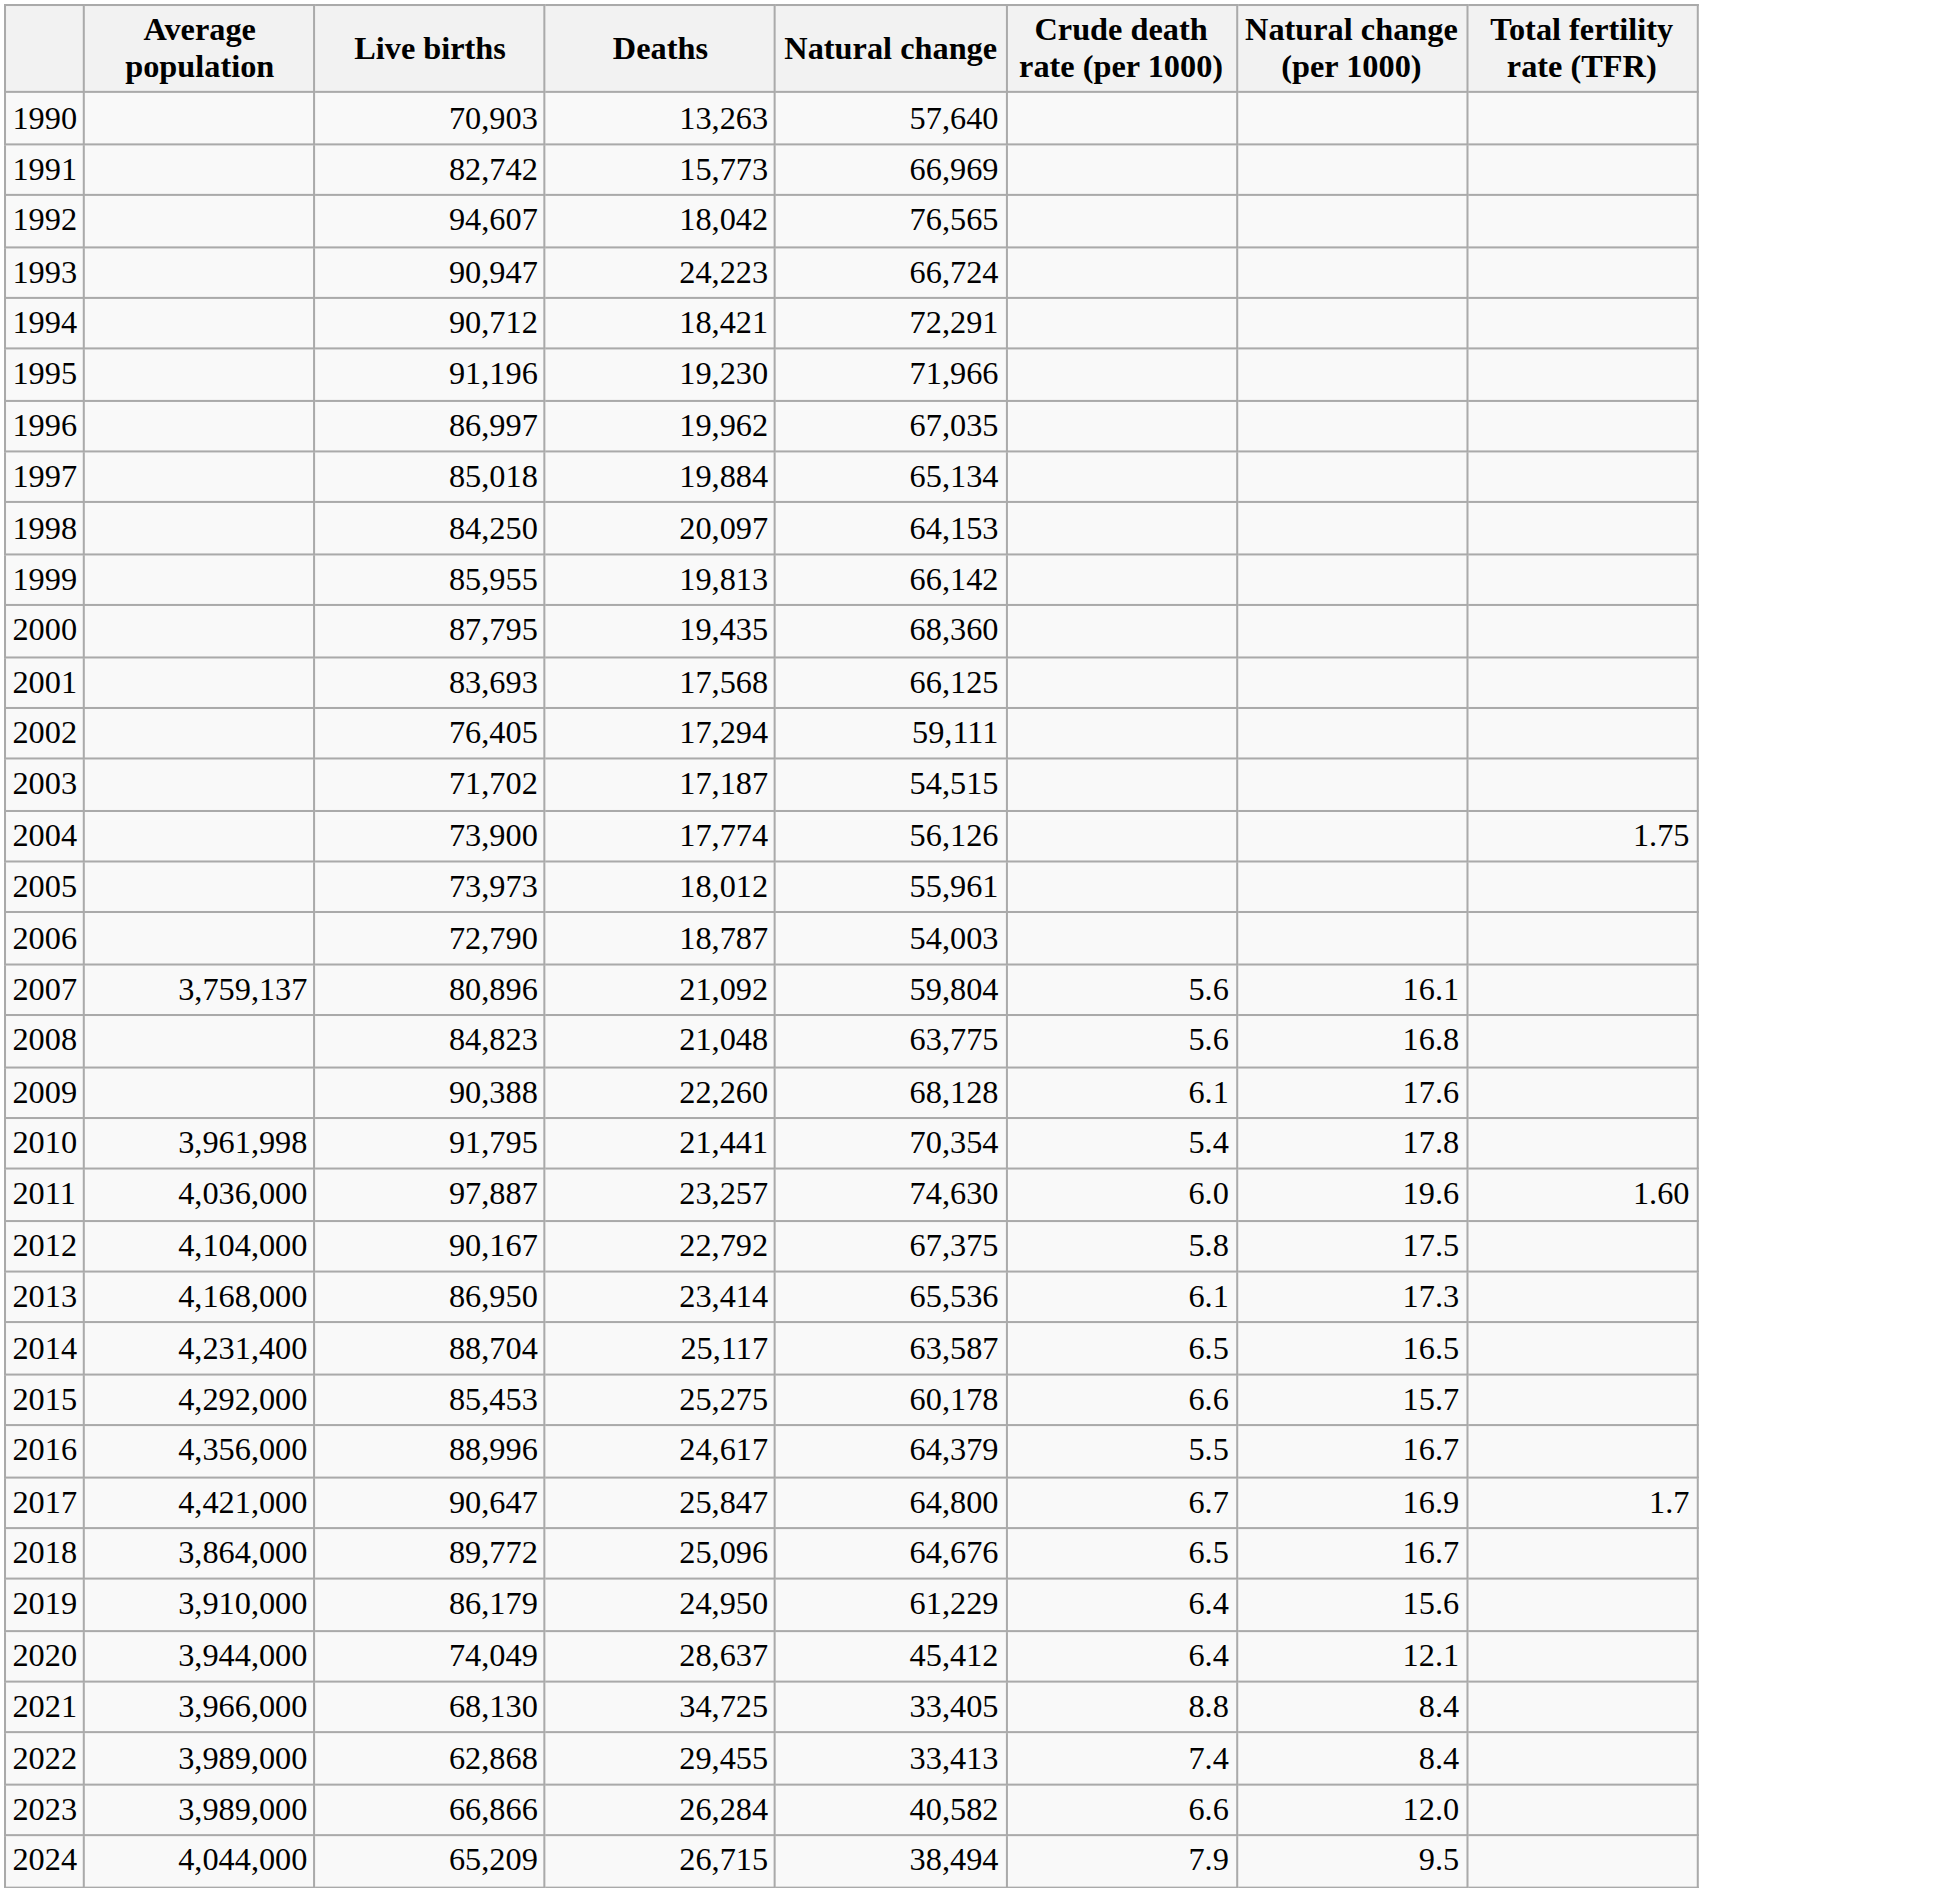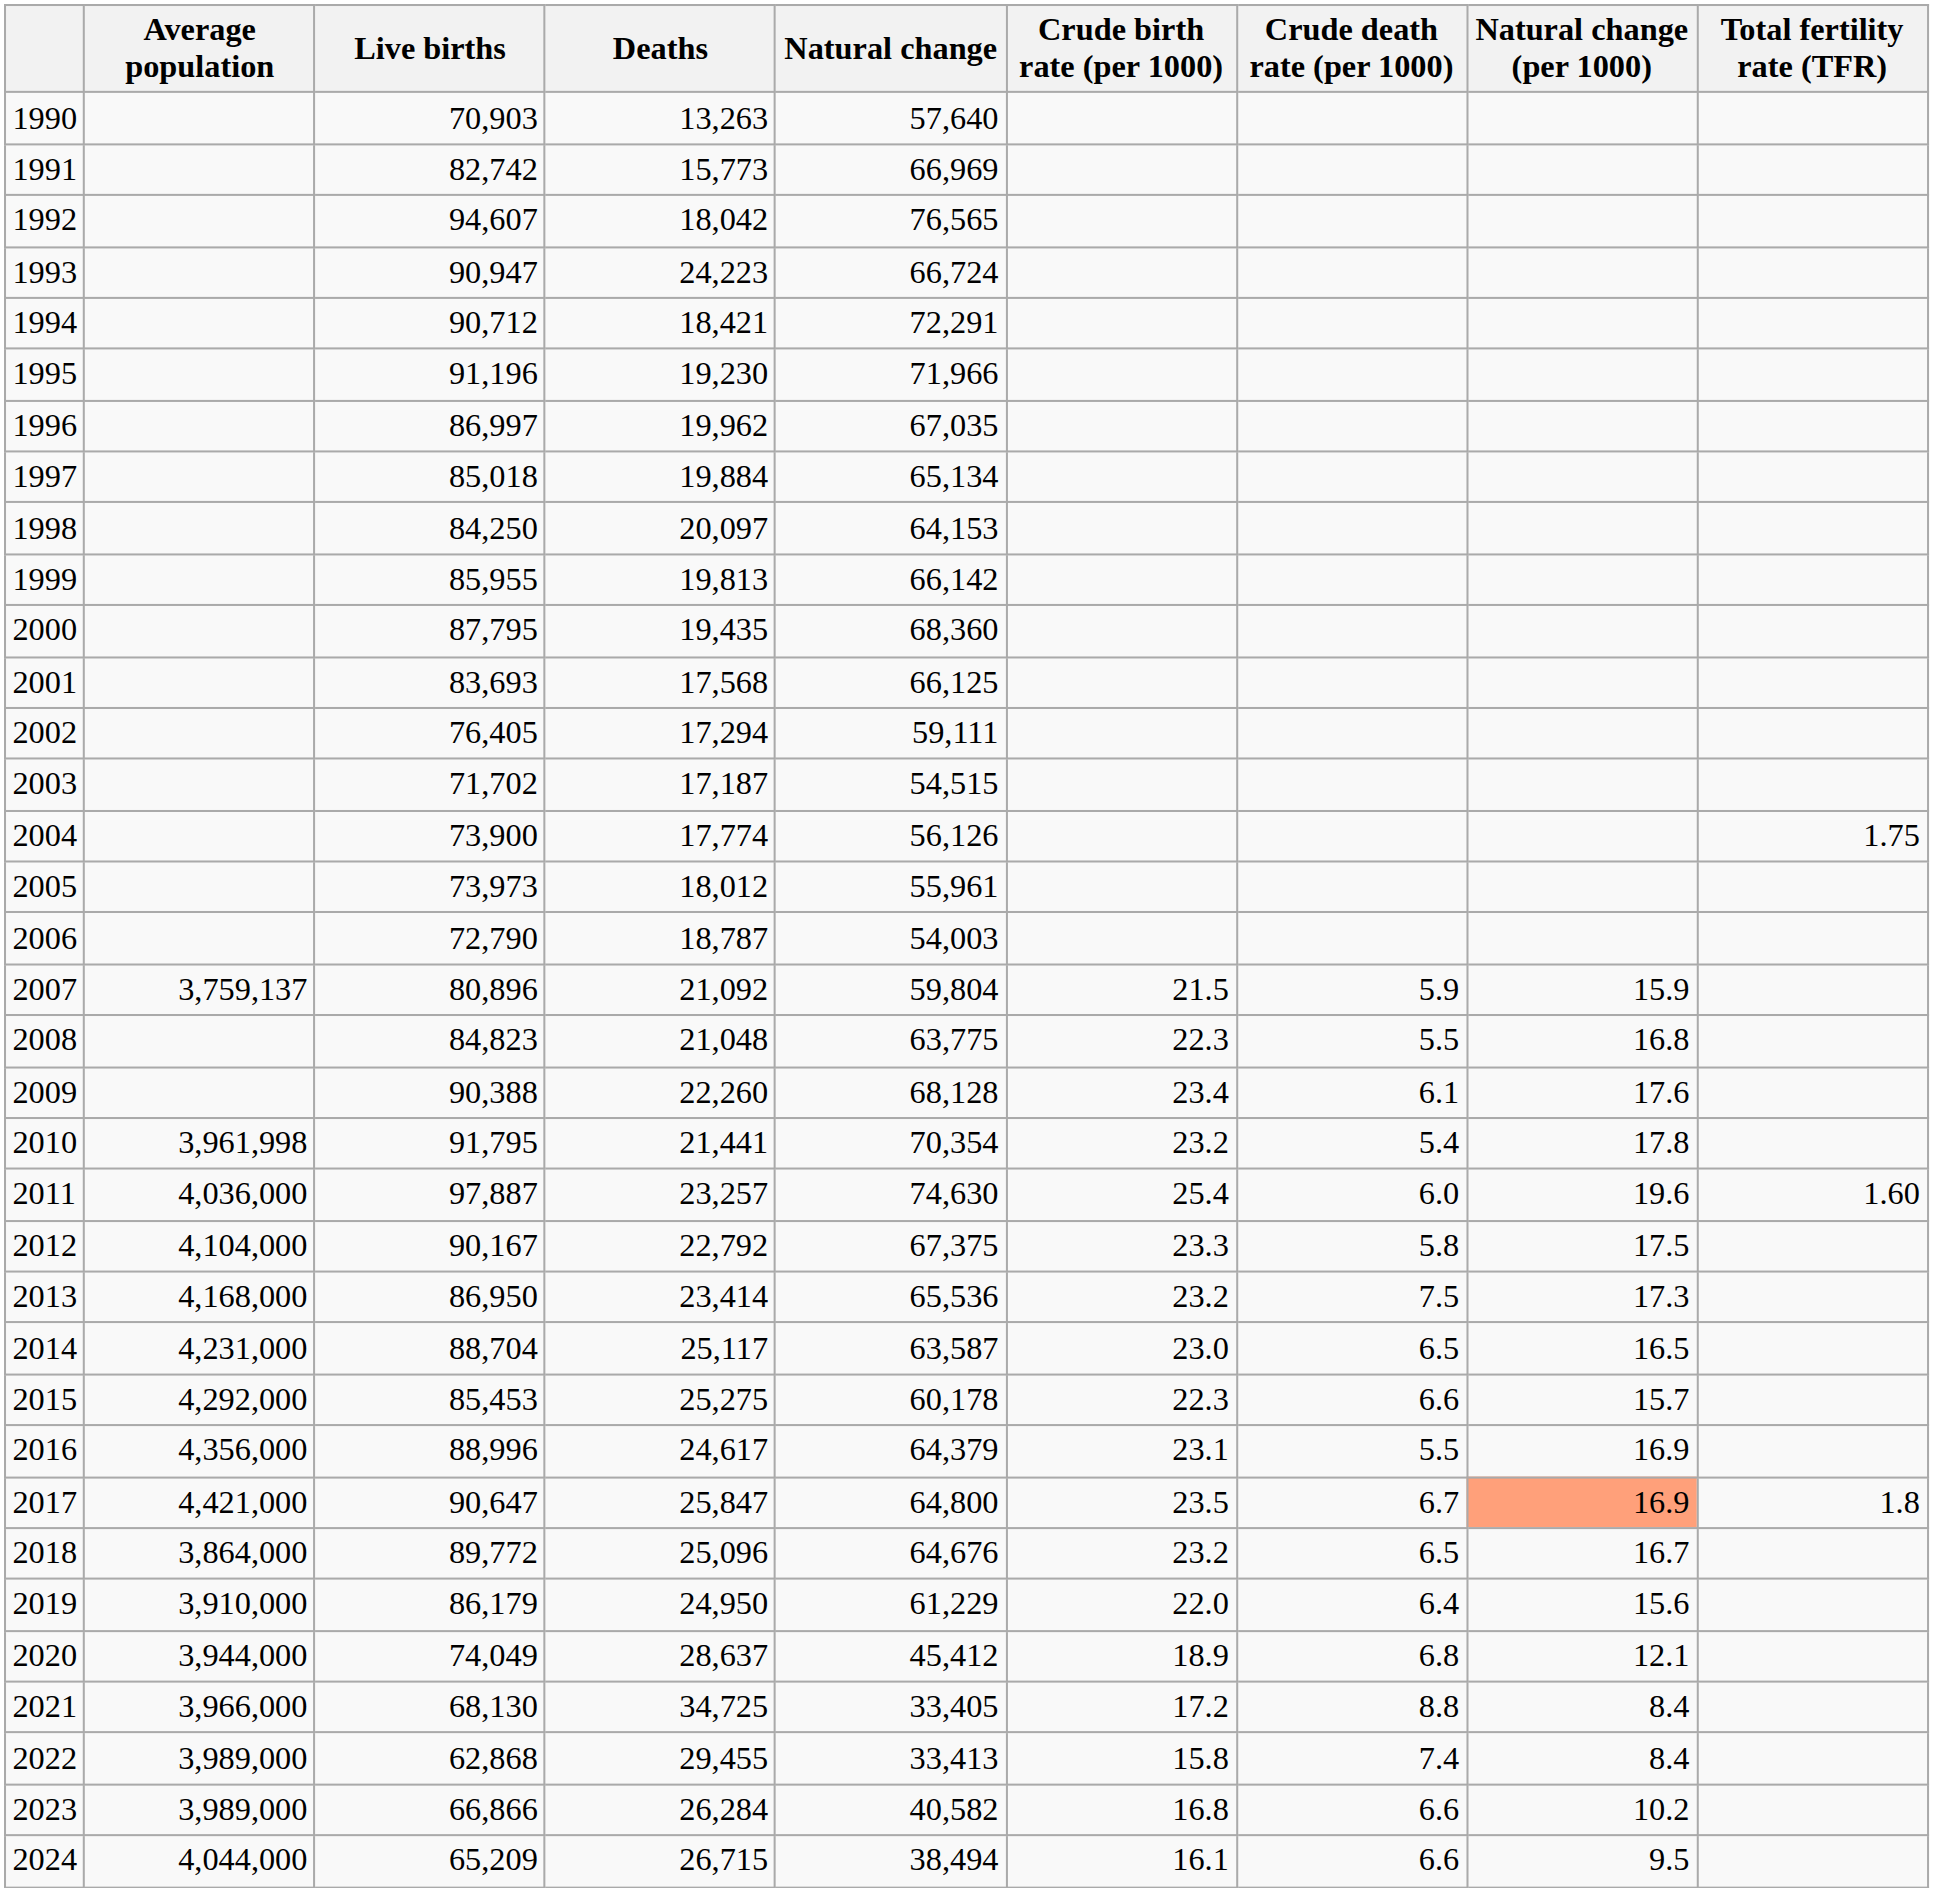+ column: (1121, 48)
(1209, 989) 5.6 -> (1439, 989) 5.9
(1431, 989) 16.1 -> (1661, 989) 15.9
(1209, 1040) 5.6 -> (1439, 1040) 5.5
(1209, 1296) 6.1 -> (1439, 1296) 7.5
(243, 1347) 4,231,400 -> (243, 1347) 4,231,000
(1431, 1450) 16.7 -> (1661, 1450) 16.9
(1431, 1501) no background -> (1661, 1501) lightsalmon background
(1669, 1501) 1.7 -> (1900, 1501) 1.8
(1209, 1655) 6.4 -> (1439, 1655) 6.8
(1431, 1809) 12.0 -> (1661, 1809) 10.2
(1209, 1860) 7.9 -> (1439, 1860) 6.6
